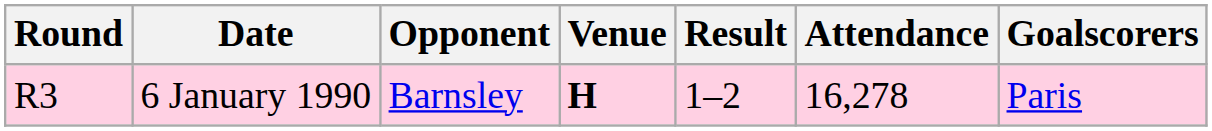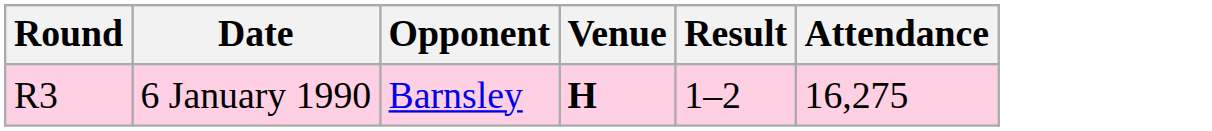- column: (1103, 34)
(856, 94) 16,278 -> (856, 94) 16,275
